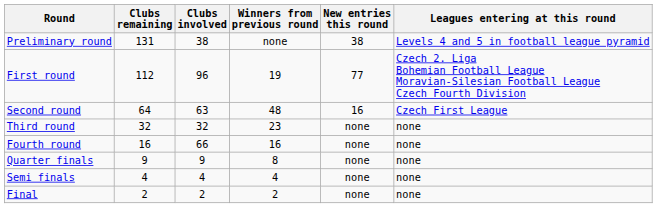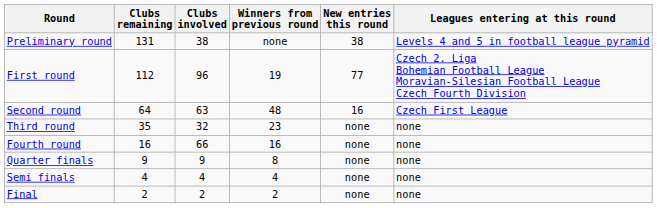(145, 127) 32 -> (145, 127) 35
